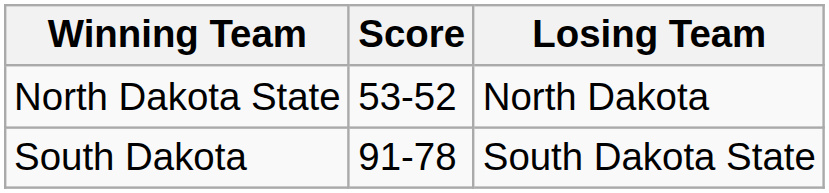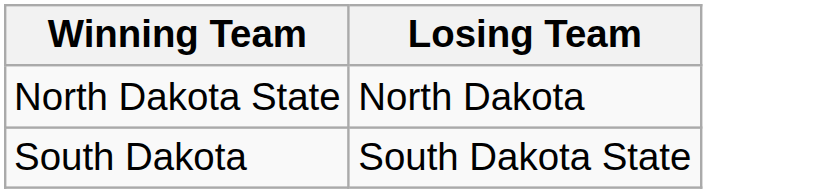- column: (412, 34)
